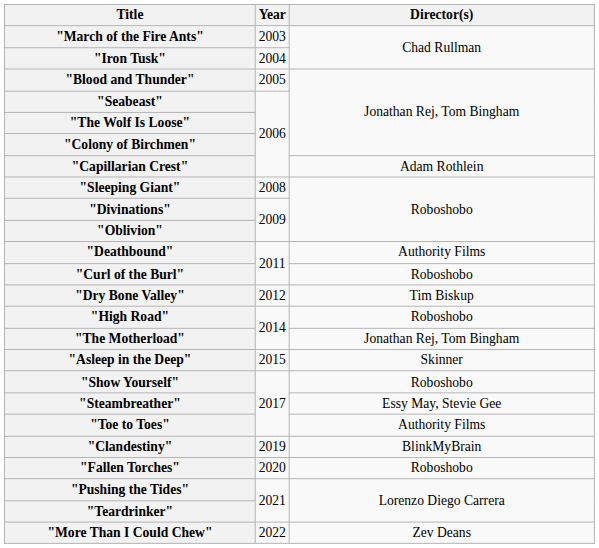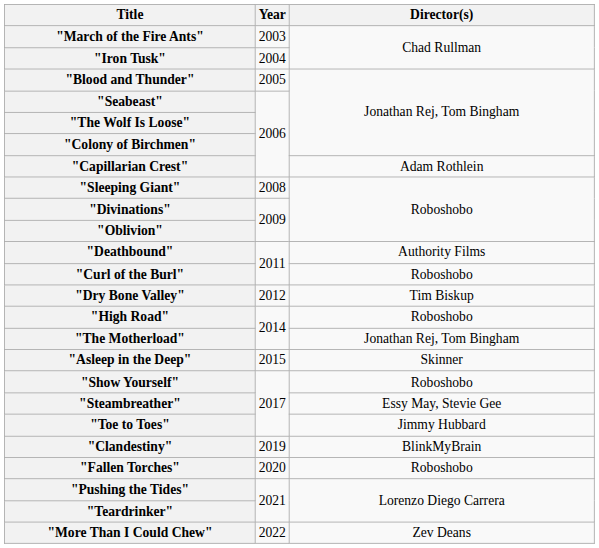(442, 425) Authority Films -> (442, 425) Jimmy Hubbard
